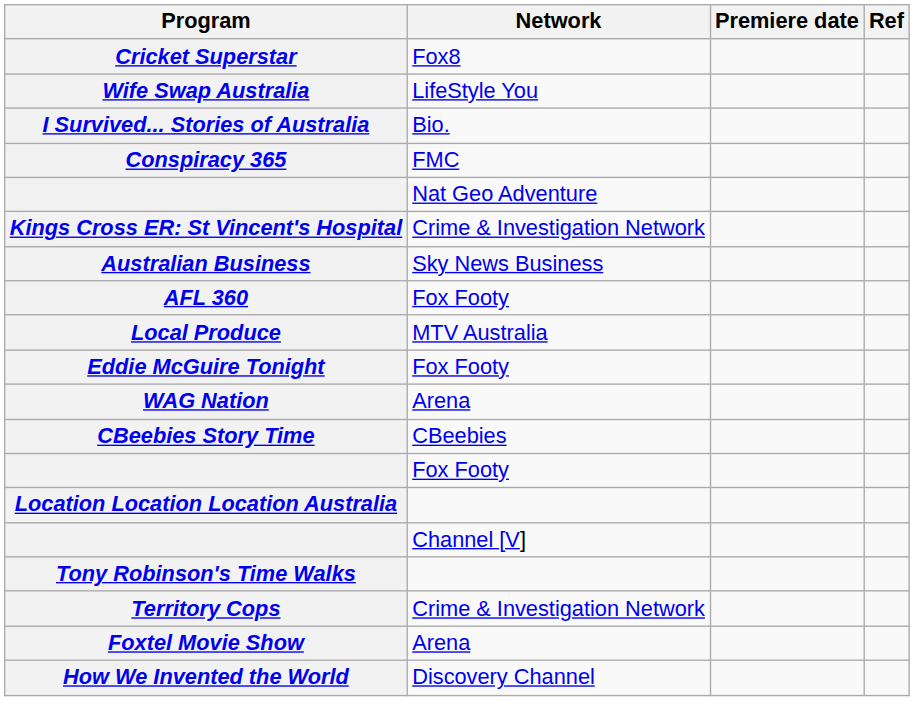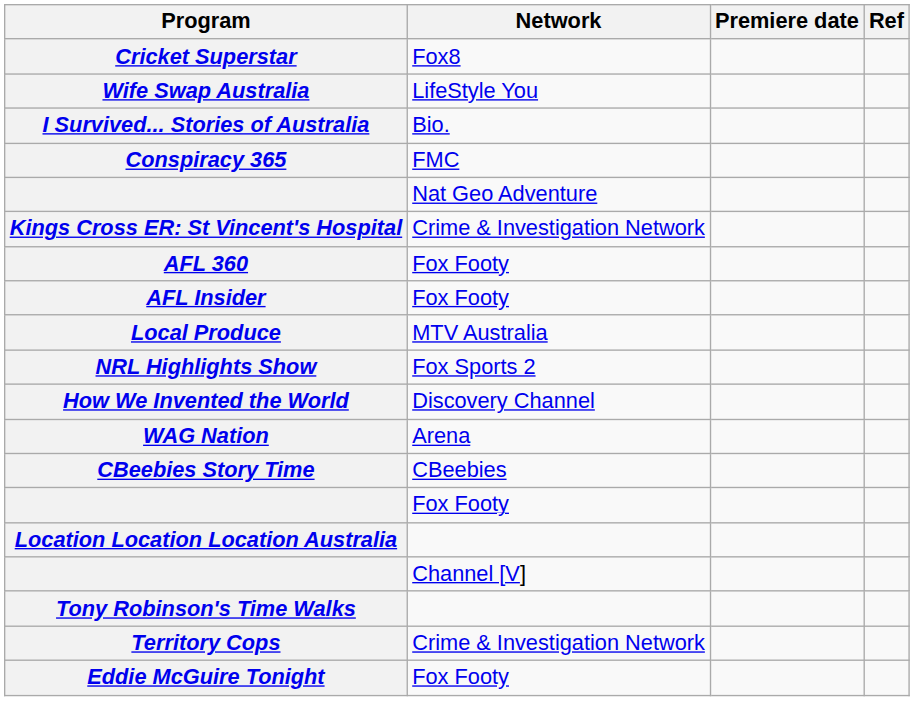- row: (206, 263)
+ row: (206, 297)
+ row: (206, 366)
rows swapped: (206, 366) <-> (206, 677)
- row: (206, 642)
